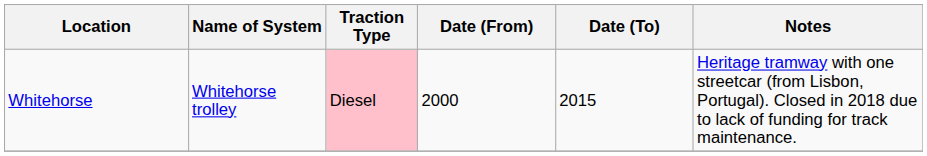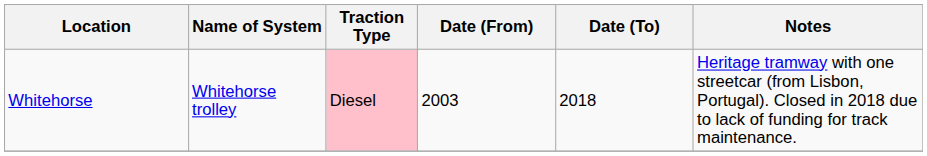(440, 100) 2000 -> (440, 100) 2003
(578, 100) 2015 -> (578, 100) 2018
